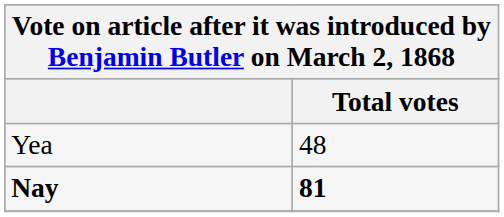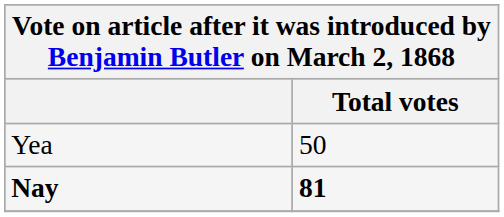(313, 144) 48 -> (313, 144) 50
